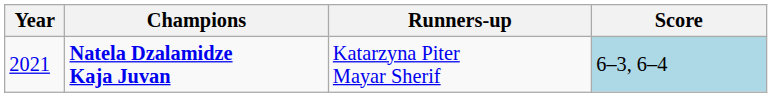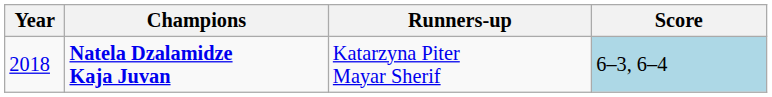(30, 64) 2021 -> (30, 64) 2018
